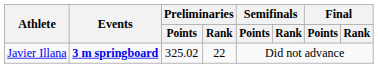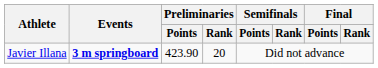(182, 53) 325.02 -> (182, 53) 423.90
(219, 53) 22 -> (219, 53) 20
